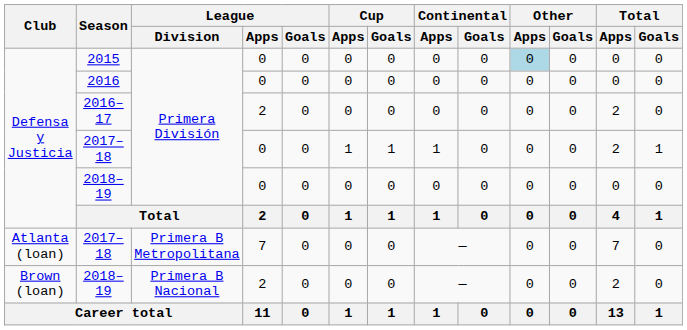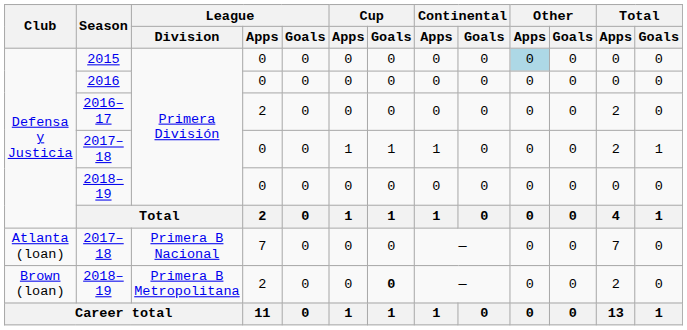(187, 246) Primera B Metropolitana -> (187, 246) Primera B Nacional
(187, 284) Primera B Nacional -> (187, 284) Primera B Metropolitana
(391, 284) normal -> (391, 284) bold
